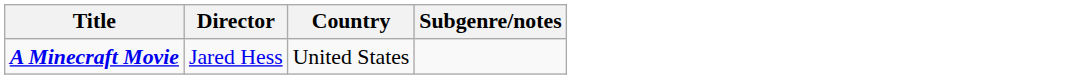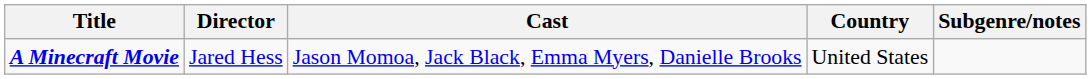+ column: (547, 21)
